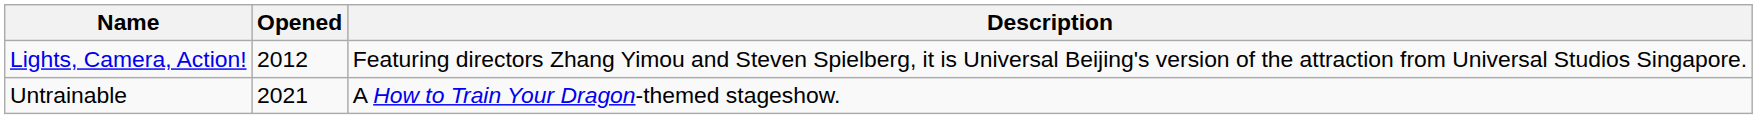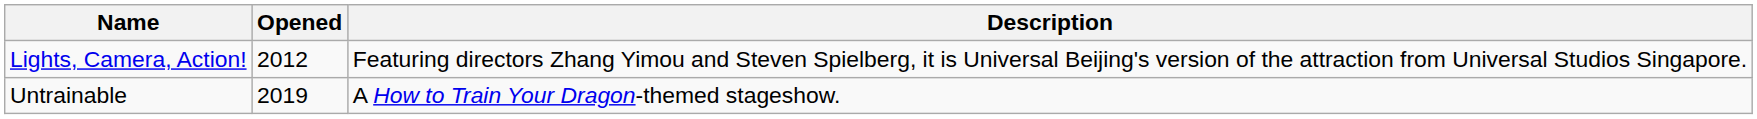(283, 95) 2021 -> (283, 95) 2019
